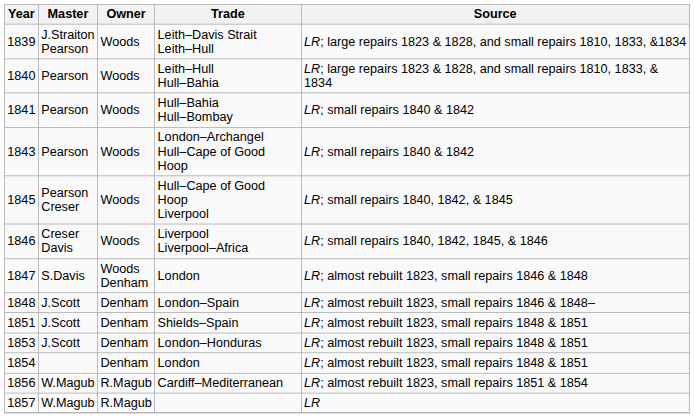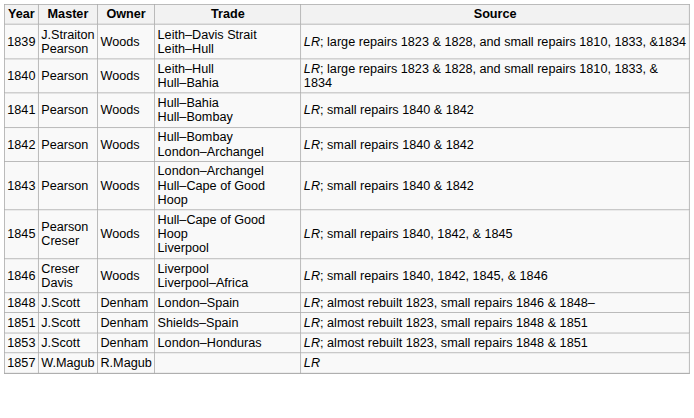+ row: (21, 144)
- row: (21, 275)
- row: (21, 363)
- row: (21, 383)
